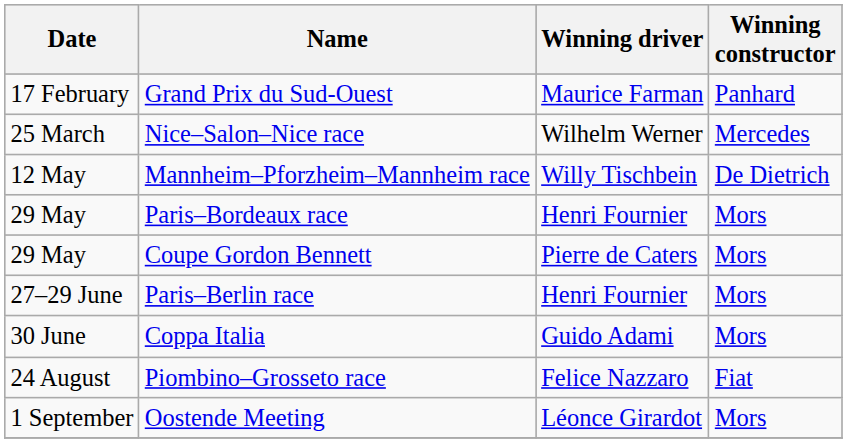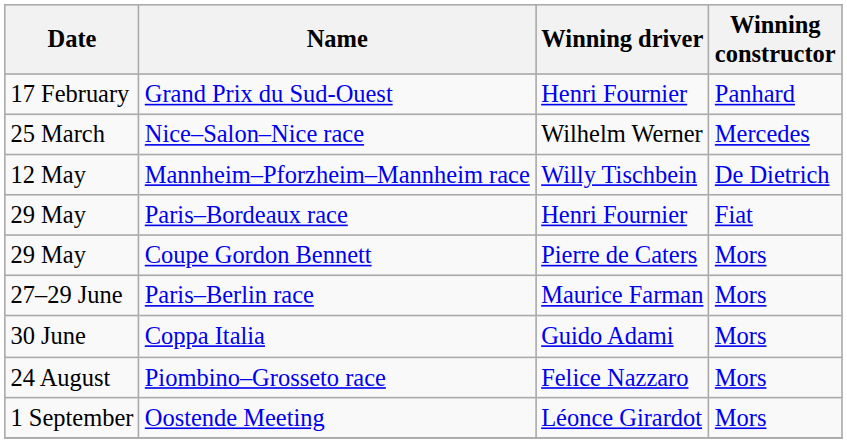(622, 94) Maurice Farman -> (614, 94) Henri Fournier
(741, 215) Mors -> (734, 215) Fiat
(614, 295) Henri Fournier -> (622, 295) Maurice Farman
(734, 376) Fiat -> (741, 376) Mors
